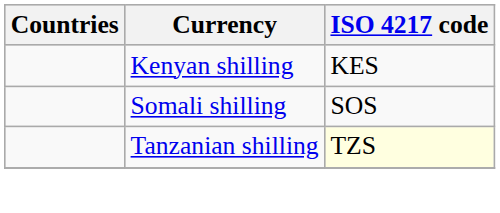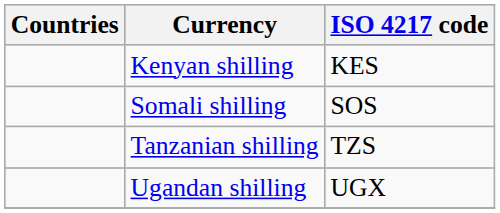(353, 146) lightyellow background -> (353, 146) no background
+ row: (218, 187)
